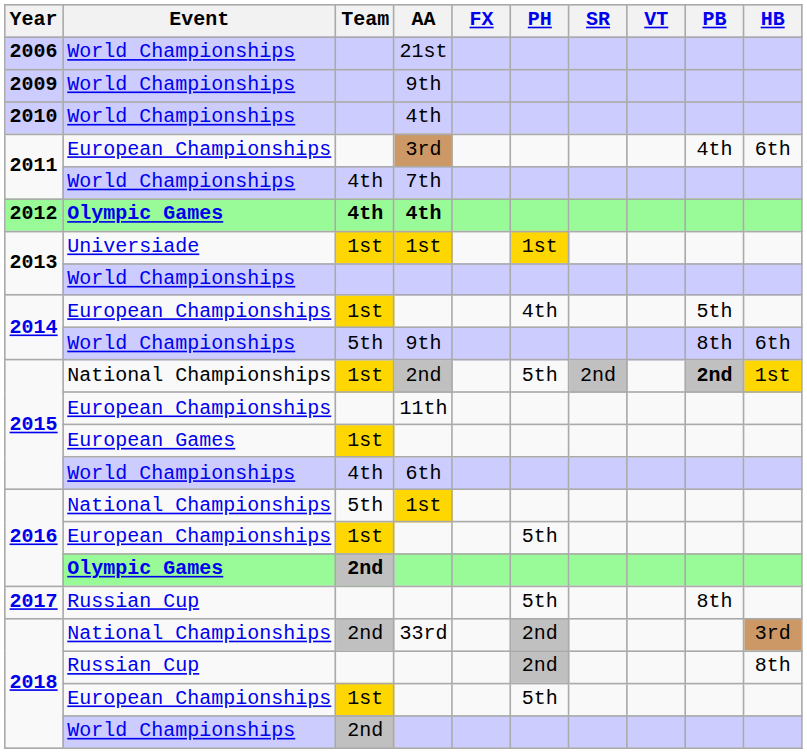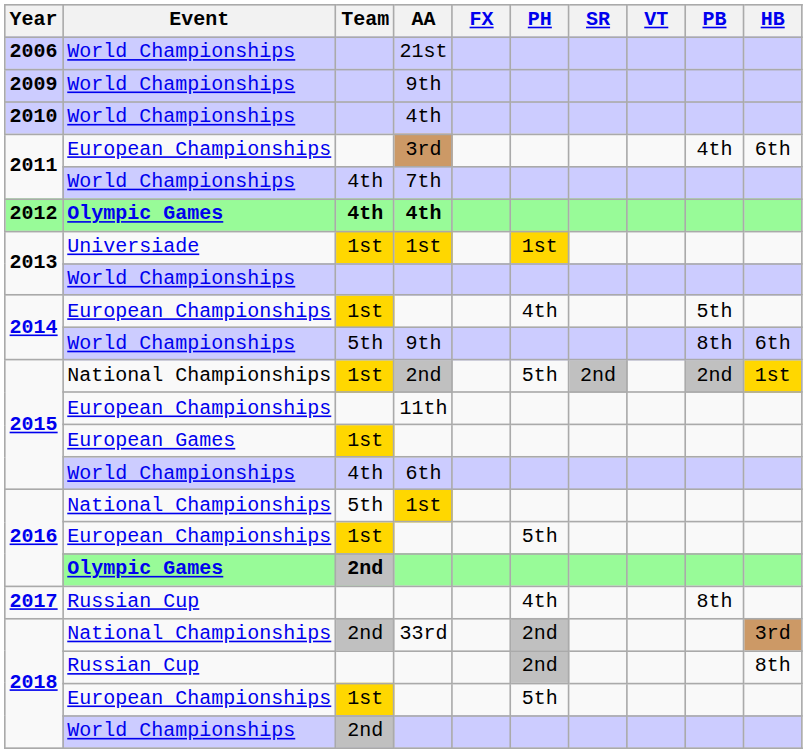(714, 377) bold -> (714, 377) normal
(540, 603) 5th -> (540, 603) 4th
